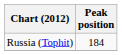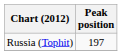(96, 42) 184 -> (96, 42) 197
